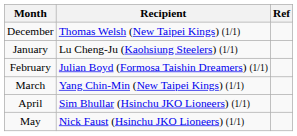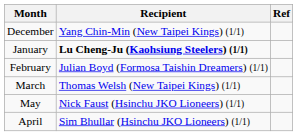(150, 31) Thomas Welsh (New Taipei Kings) (1/1) -> (151, 31) Yang Chin-Min (New Taipei Kings) (1/1)
(148, 49) normal -> (153, 49) bold
(151, 85) Yang Chin-Min (New Taipei Kings) (1/1) -> (150, 85) Thomas Welsh (New Taipei Kings) (1/1)
rows swapped: (30, 103) <-> (30, 121)
